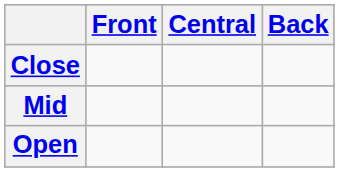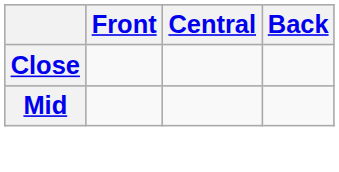- row: (45, 145)
